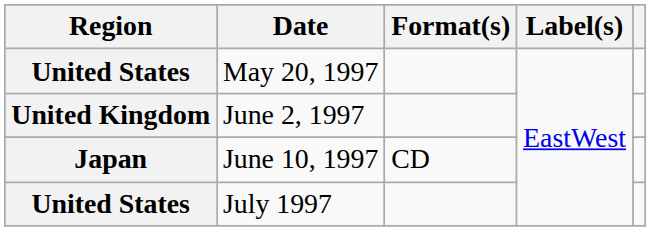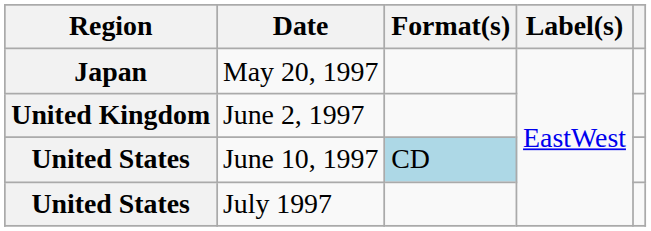(111, 70) United States -> (111, 70) Japan
(111, 159) Japan -> (111, 159) United States
(411, 159) no background -> (411, 159) lightblue background
